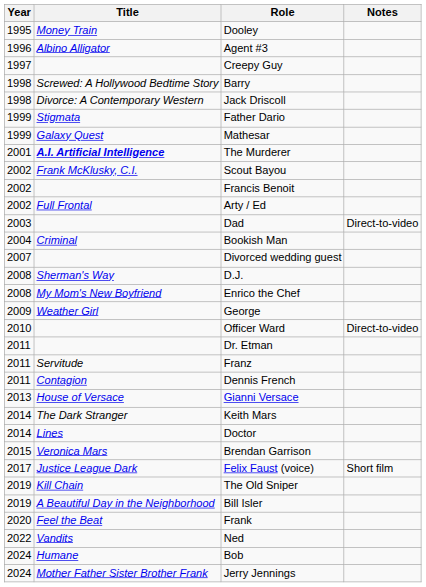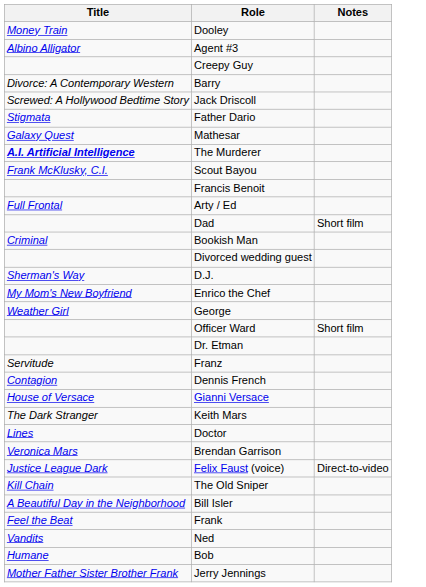- column: (19, 13)
(128, 83) Screwed: A Hollywood Bedtime Story -> (90, 83) Divorce: A Contemporary Western
(120, 100) Divorce: A Contemporary Western -> (98, 100) Screwed: A Hollywood Bedtime Story
(382, 223) Direct-to-video -> (340, 223) Short film
(382, 328) Direct-to-video -> (340, 328) Short film
(370, 468) Short film -> (353, 468) Direct-to-video
